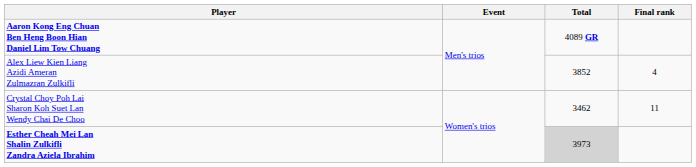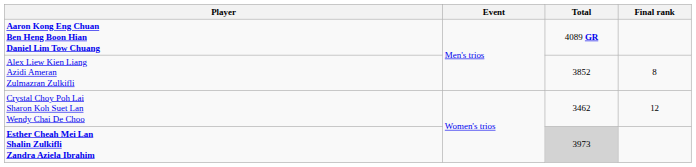(655, 73) 4 -> (655, 73) 8
(655, 109) 11 -> (655, 109) 12
